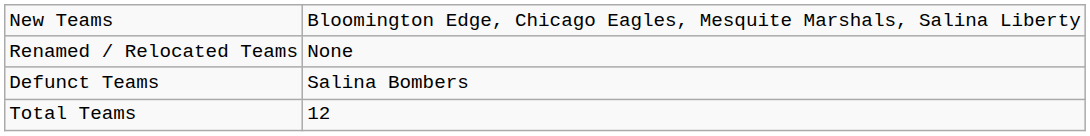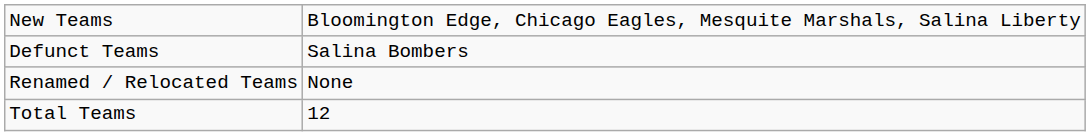rows swapped: (154, 52) <-> (84, 83)
